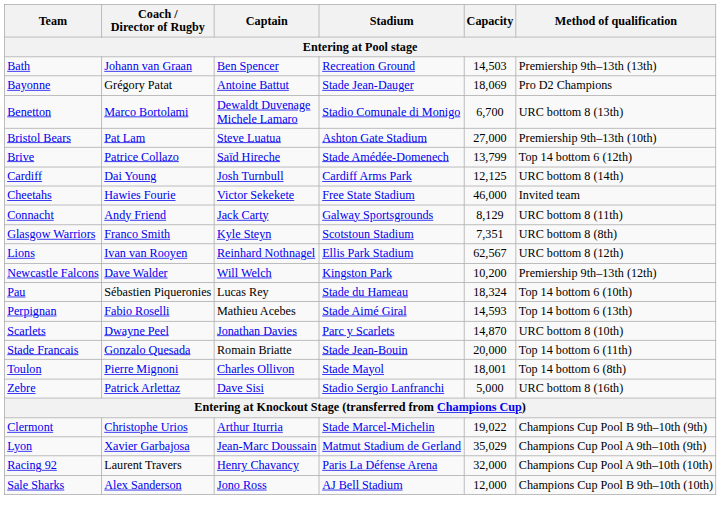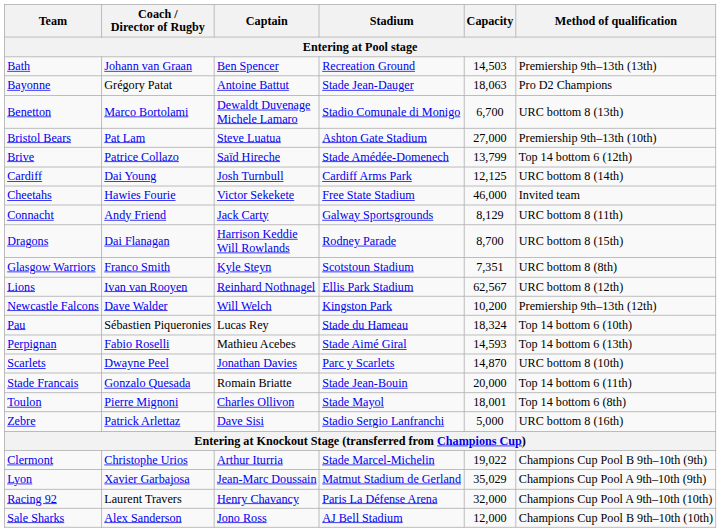(490, 85) 18,069 -> (490, 85) 18,063
+ row: (28, 241)
